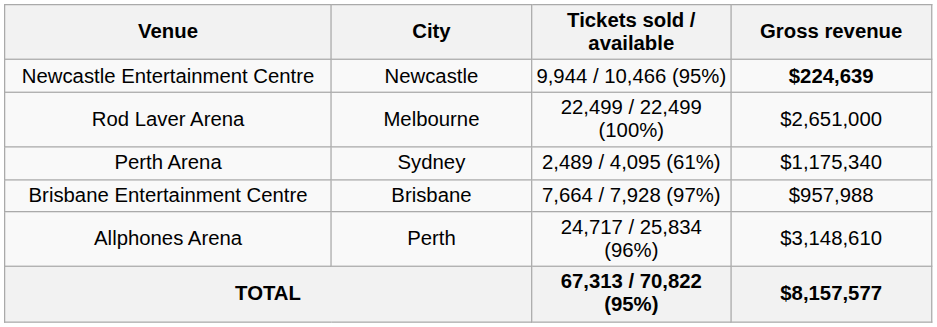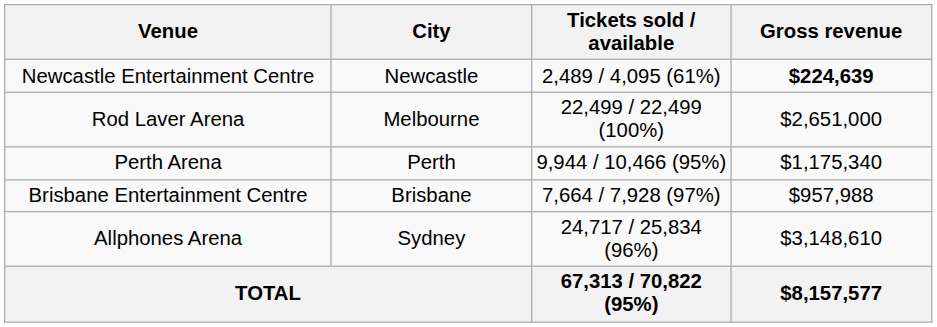(631, 75) 9,944 / 10,466 (95%) -> (631, 75) 2,489 / 4,095 (61%)
(431, 163) Sydney -> (431, 163) Perth
(631, 163) 2,489 / 4,095 (61%) -> (631, 163) 9,944 / 10,466 (95%)
(431, 238) Perth -> (431, 238) Sydney
